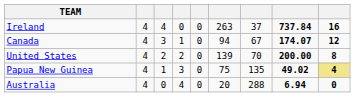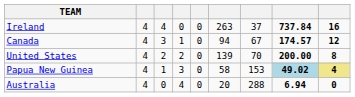(295, 41) 174.07 -> (295, 41) 174.57
(224, 70) 75 -> (224, 70) 58
(256, 70) 135 -> (256, 70) 153
(295, 70) no background -> (295, 70) lightblue background
